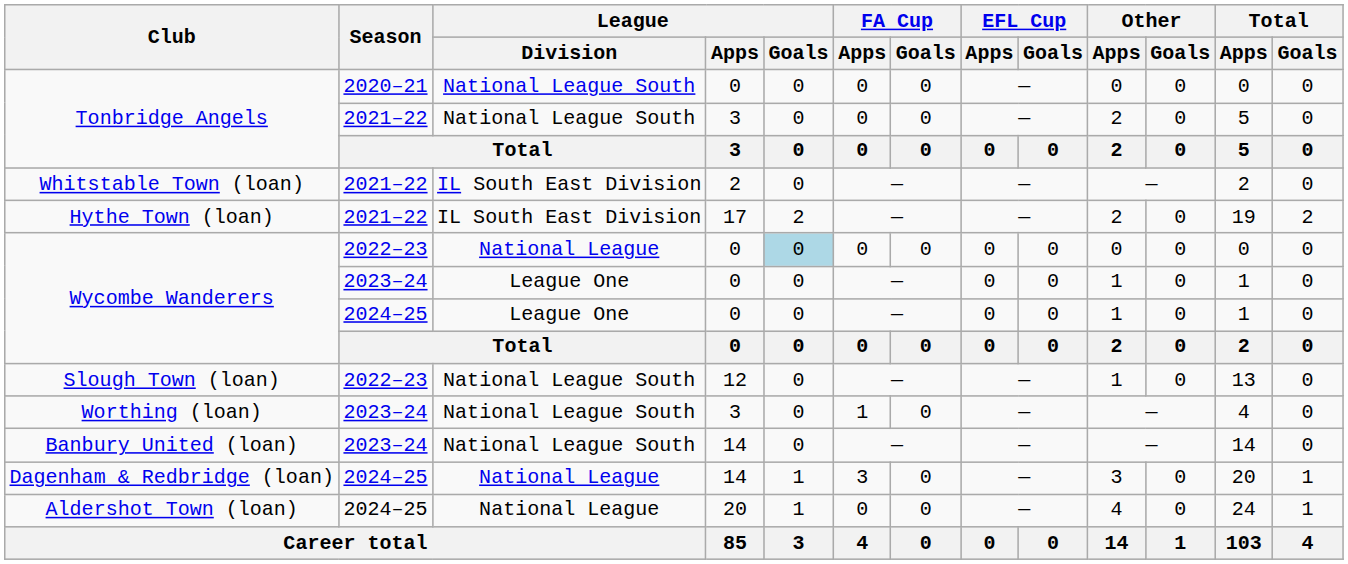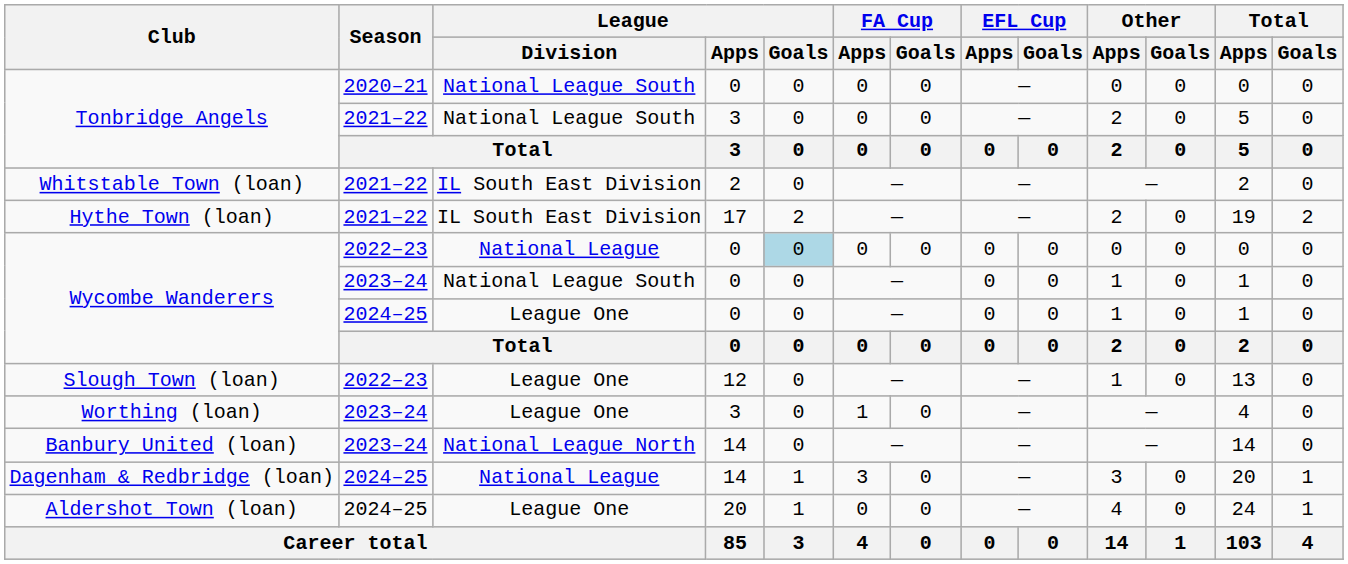(569, 282) League One -> (569, 282) National League South
(569, 380) National League South -> (569, 380) League One
(569, 413) National League South -> (569, 413) League One
(569, 445) National League South -> (569, 445) National League North
(569, 511) National League -> (569, 511) League One
